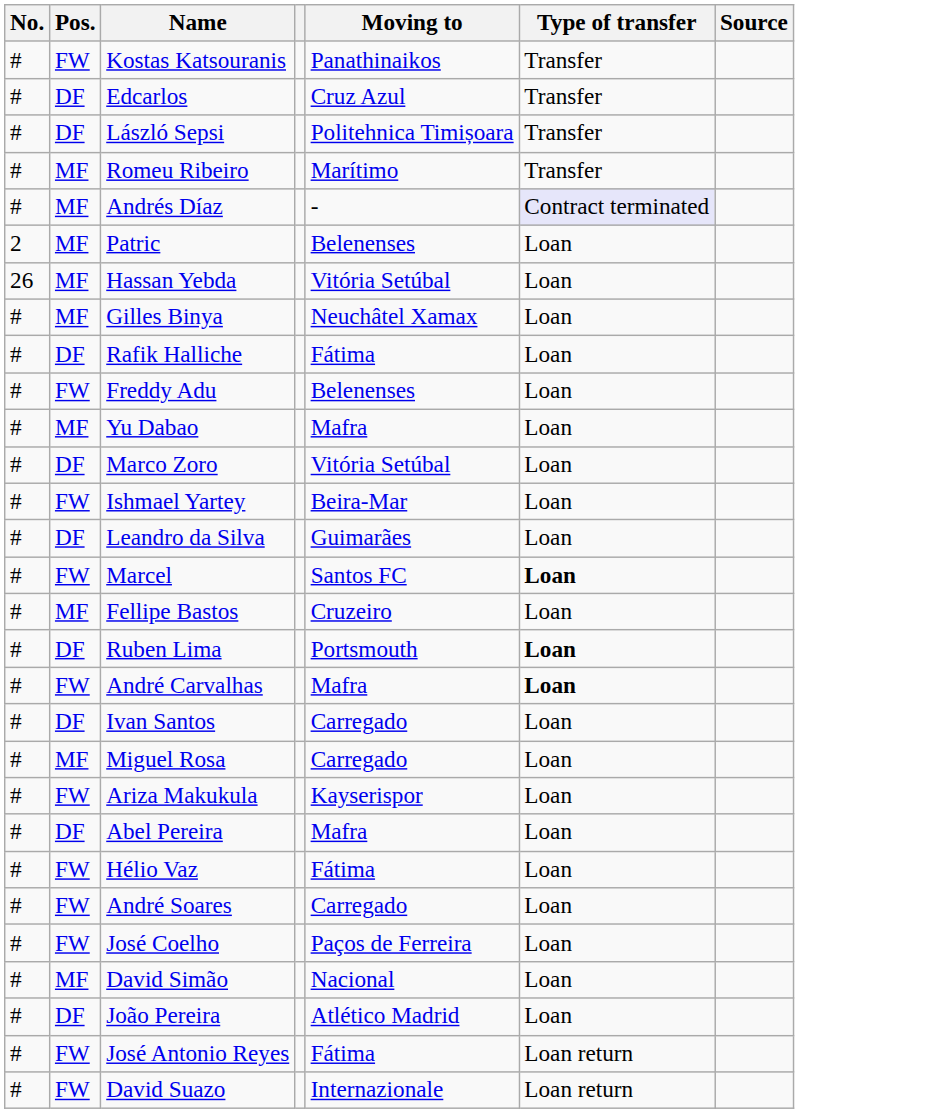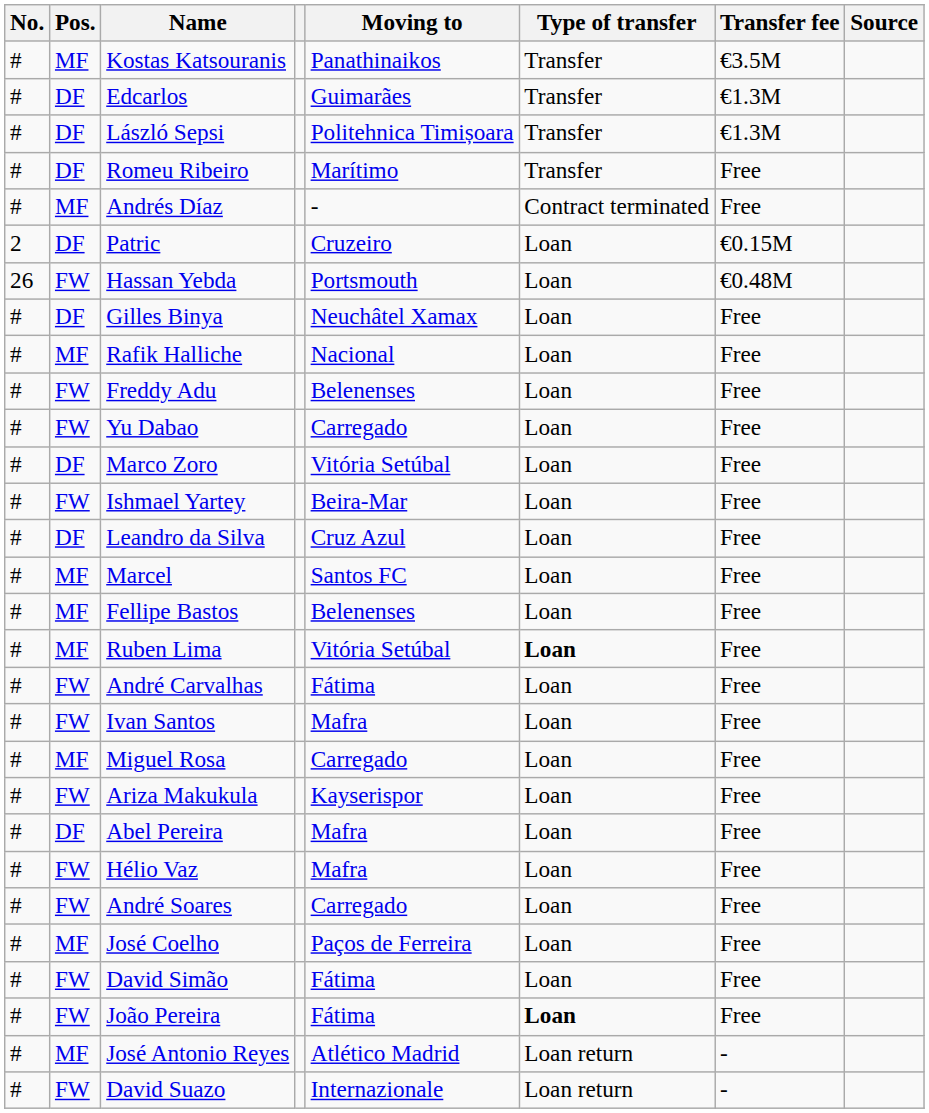+ column: (780, 22)
(72, 59) FW -> (72, 59) MF
(358, 96) Cruz Azul -> (361, 96) Guimarães
(72, 170) MF -> (70, 170) DF
(617, 206) lavender background -> (617, 206) no background
(72, 243) MF -> (70, 243) DF
(363, 243) Belenenses -> (351, 243) Cruzeiro
(72, 280) MF -> (72, 280) FW
(380, 280) Vitória Setúbal -> (364, 280) Portsmouth
(72, 317) MF -> (70, 317) DF
(70, 354) DF -> (72, 354) MF
(343, 354) Fátima -> (352, 354) Nacional
(72, 427) MF -> (72, 427) FW
(339, 427) Mafra -> (359, 427) Carregado
(361, 538) Guimarães -> (358, 538) Cruz Azul
(72, 574) FW -> (72, 574) MF
(550, 574) bold -> (548, 574) normal
(351, 611) Cruzeiro -> (363, 611) Belenenses
(70, 648) DF -> (72, 648) MF
(364, 648) Portsmouth -> (380, 648) Vitória Setúbal
(339, 685) Mafra -> (343, 685) Fátima
(550, 685) bold -> (548, 685) normal
(70, 721) DF -> (72, 721) FW
(359, 721) Carregado -> (339, 721) Mafra
(343, 869) Fátima -> (339, 869) Mafra
(72, 942) FW -> (72, 942) MF
(72, 979) MF -> (72, 979) FW
(352, 979) Nacional -> (343, 979) Fátima
(70, 1016) DF -> (72, 1016) FW
(385, 1016) Atlético Madrid -> (343, 1016) Fátima
(548, 1016) normal -> (550, 1016) bold
(72, 1053) FW -> (72, 1053) MF
(343, 1053) Fátima -> (385, 1053) Atlético Madrid
